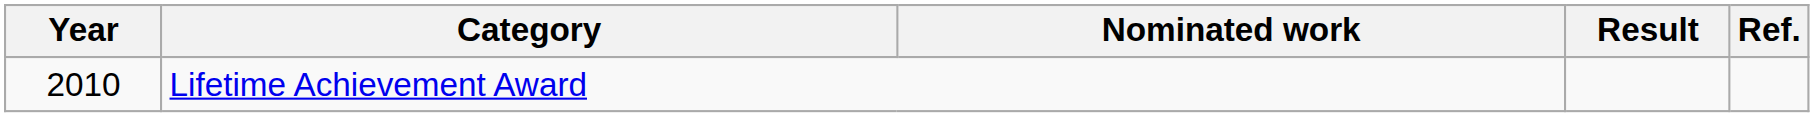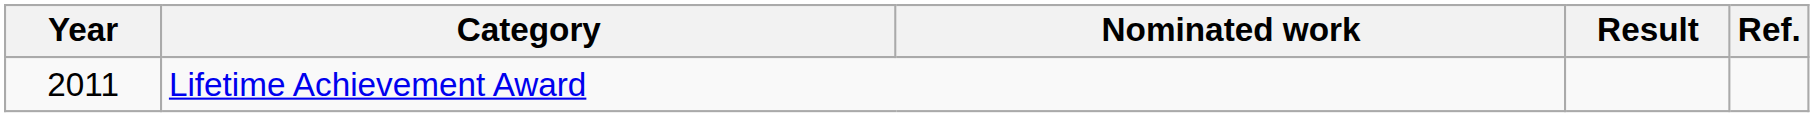(83, 83) 2010 -> (83, 83) 2011
